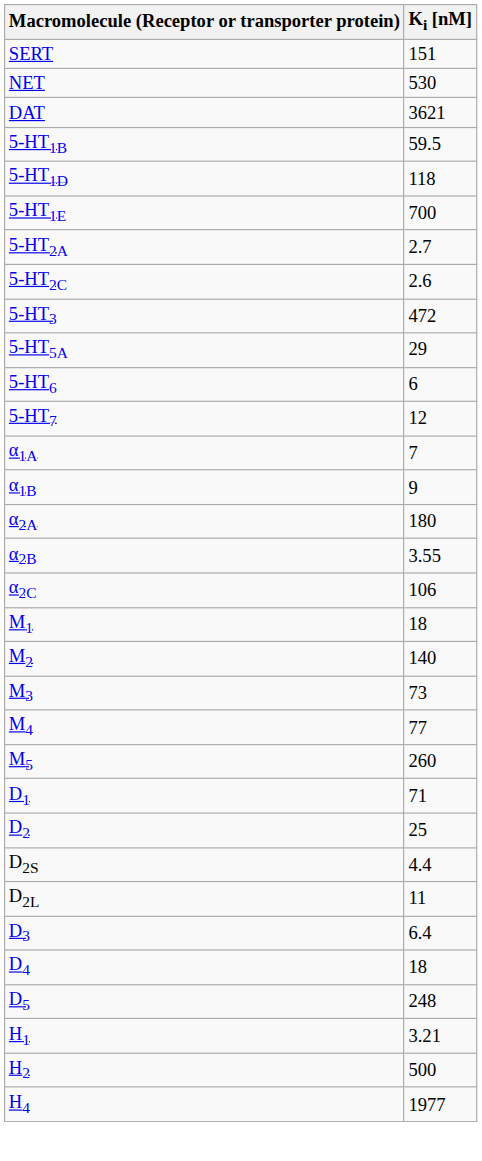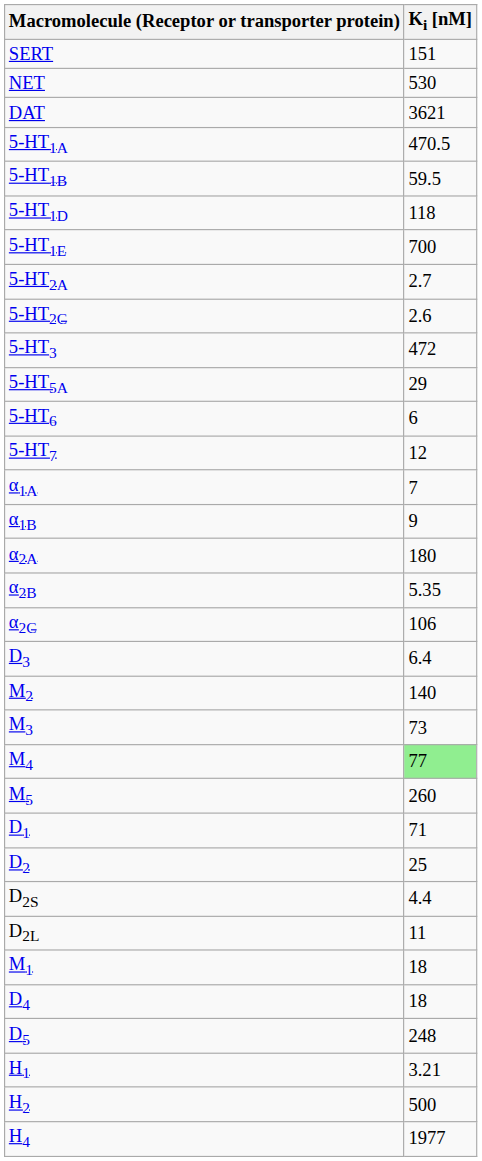+ row: (38, 144)
(425, 555) 3.55 -> (425, 590) 5.35
rows swapped: (21, 624) <-> (19, 932)
(418, 727) no background -> (418, 761) lightgreen background
